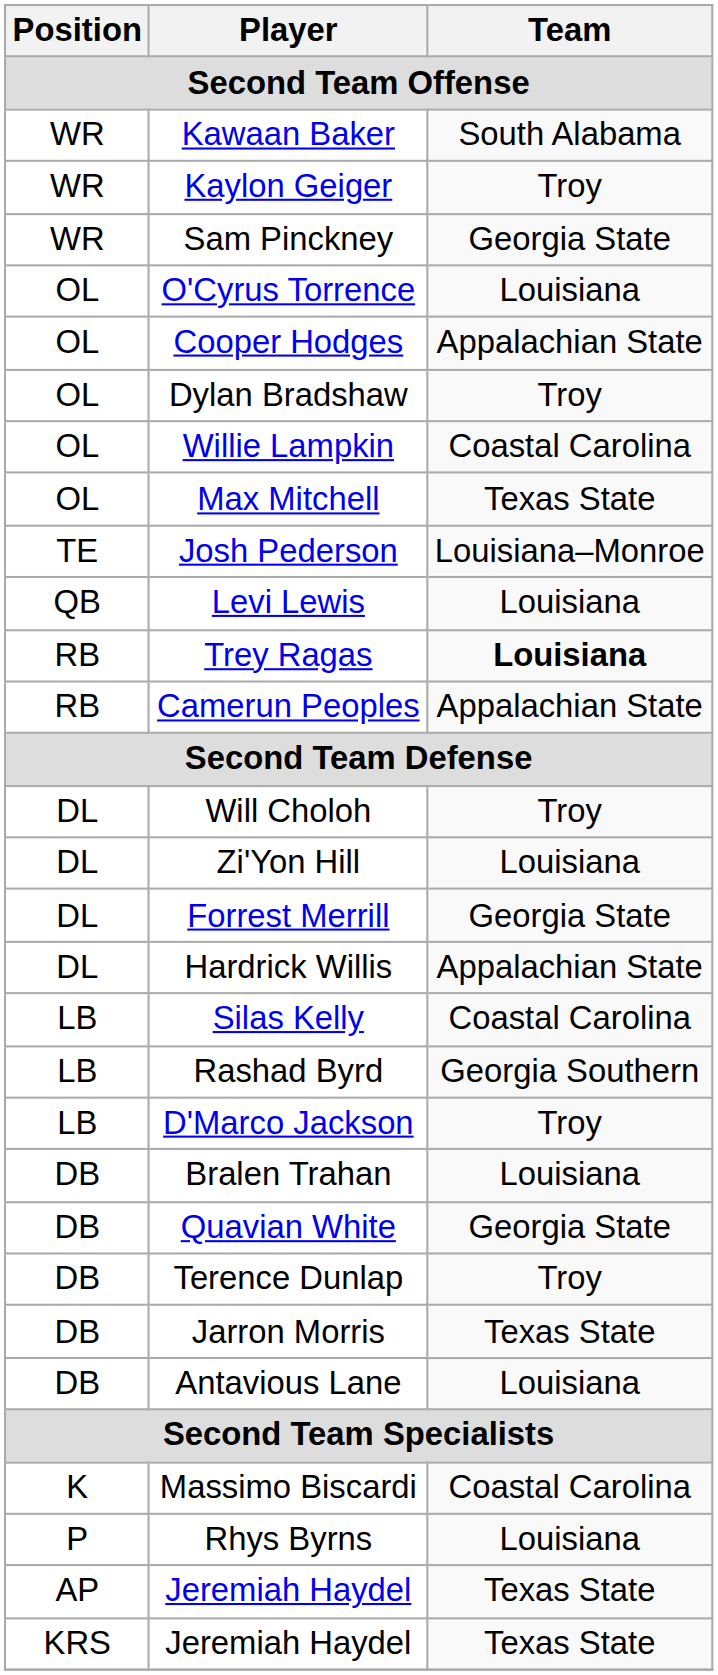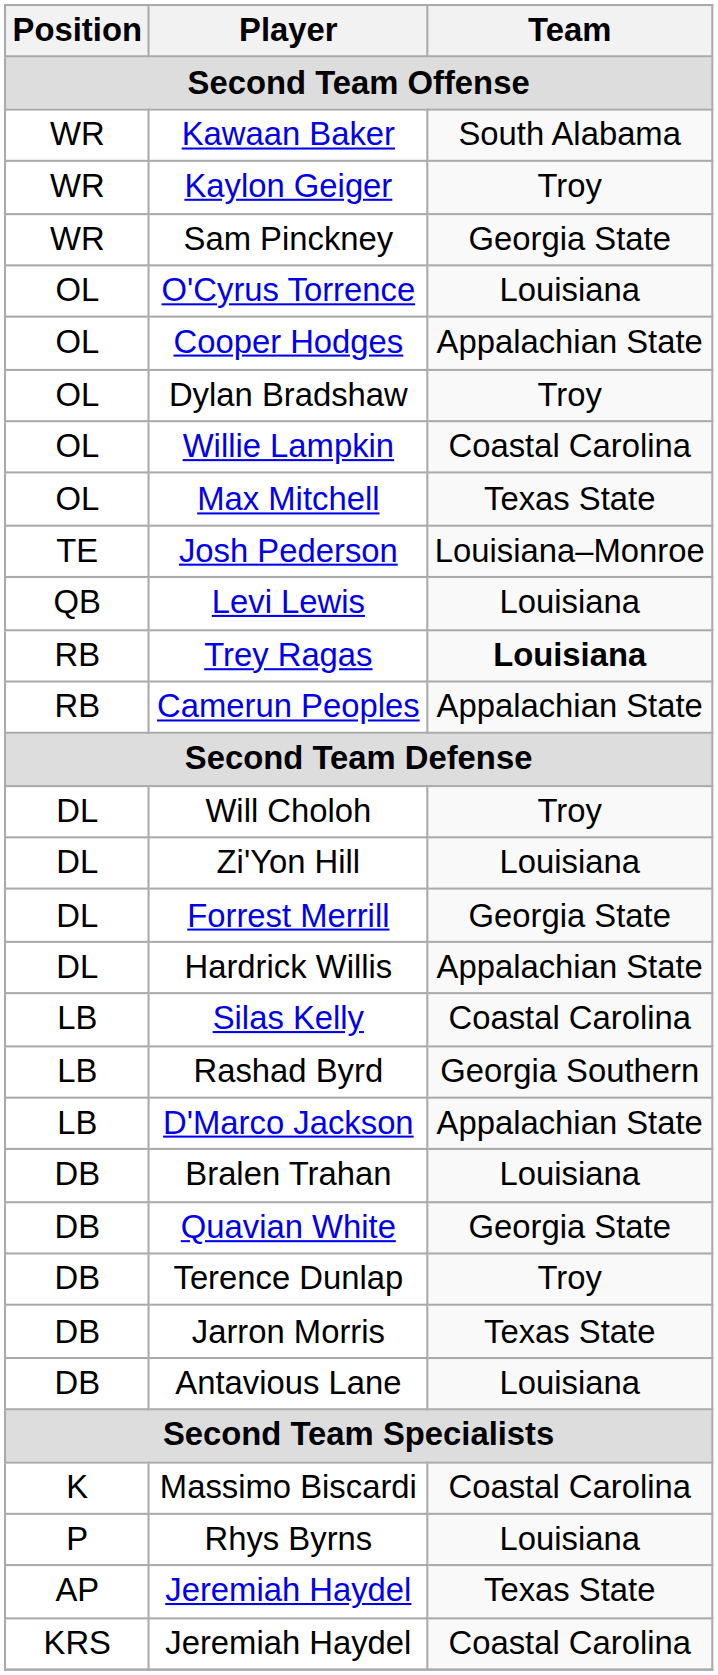(570, 1122) Troy -> (570, 1122) Appalachian State
(570, 1643) Texas State -> (570, 1643) Coastal Carolina
